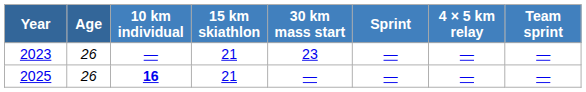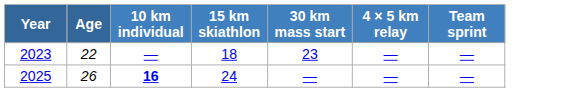- column: (391, 24)
(89, 54) 26 -> (89, 54) 22
(229, 54) 21 -> (229, 54) 18
(229, 76) 21 -> (229, 76) 24
